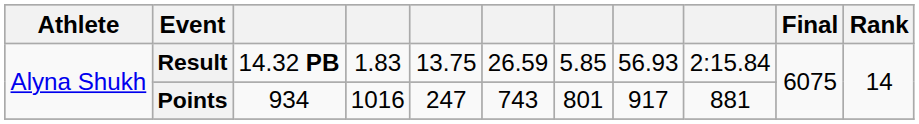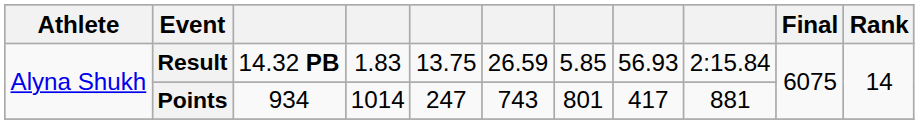(378, 101) 1016 -> (378, 101) 1014
(648, 101) 917 -> (648, 101) 417
